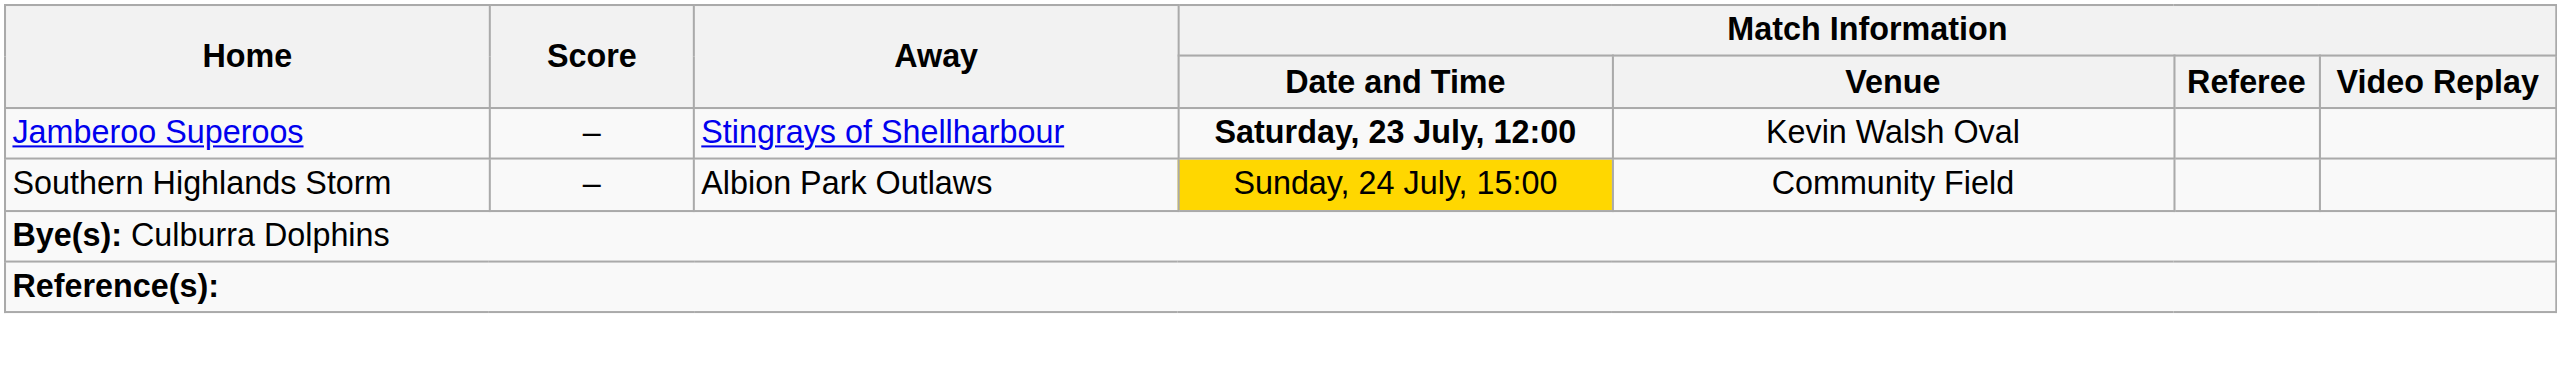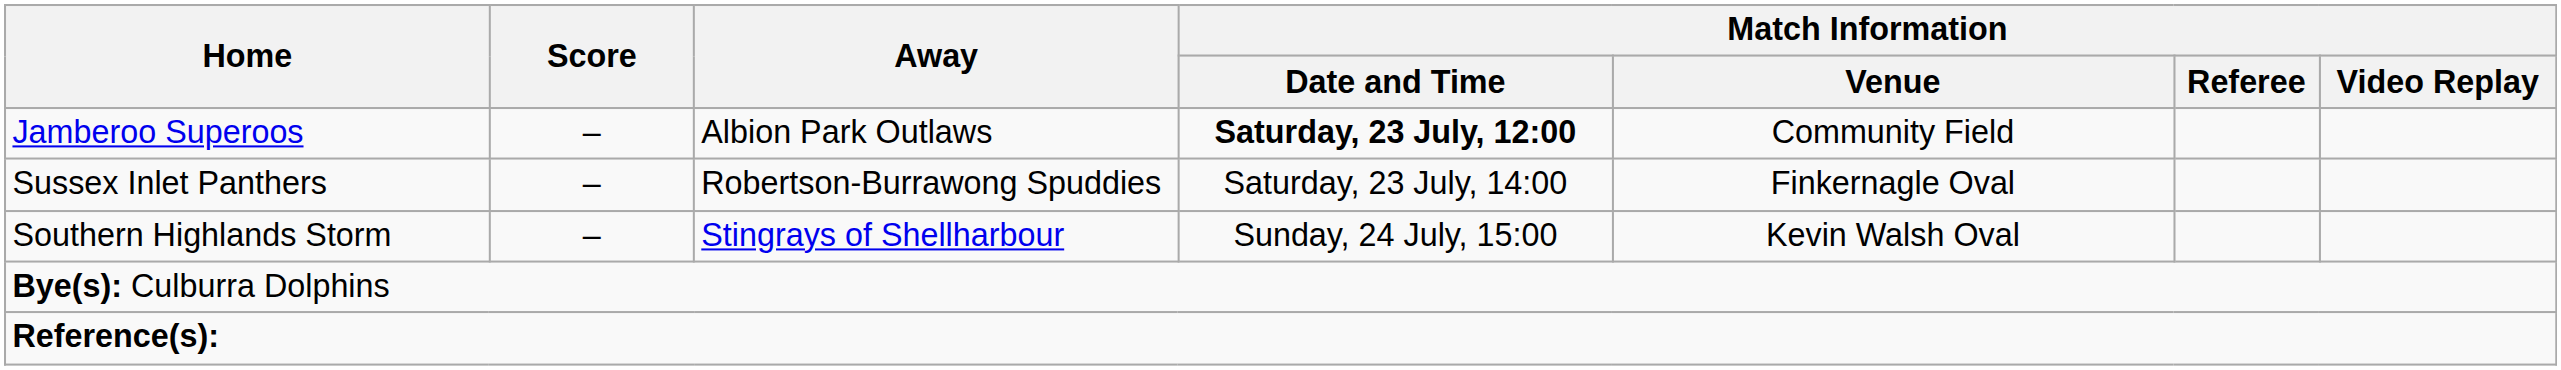(883, 132) Stingrays of Shellharbour -> (847, 132) Albion Park Outlaws
(1893, 132) Kevin Walsh Oval -> (1893, 132) Community Field
+ row: (170, 183)
(847, 183) Albion Park Outlaws -> (883, 235) Stingrays of Shellharbour
(1395, 183) gold background -> (1395, 235) no background
(1893, 183) Community Field -> (1893, 235) Kevin Walsh Oval
